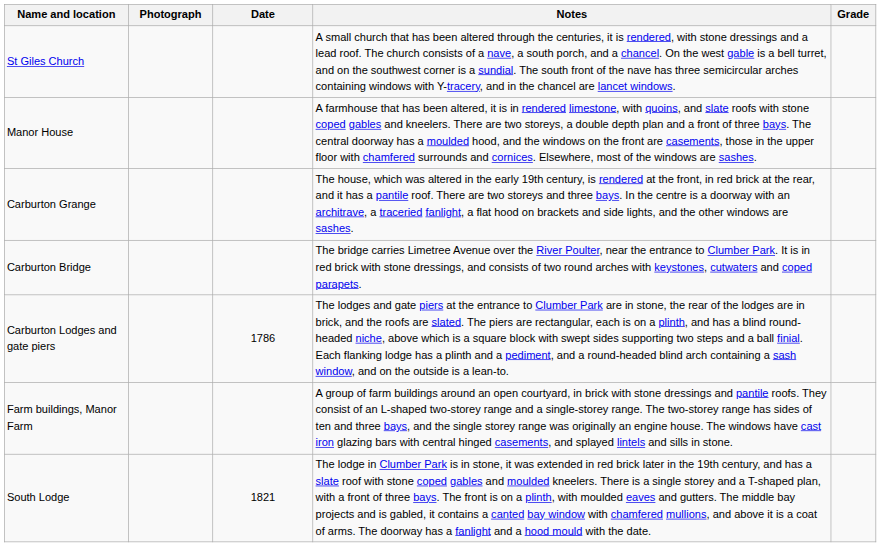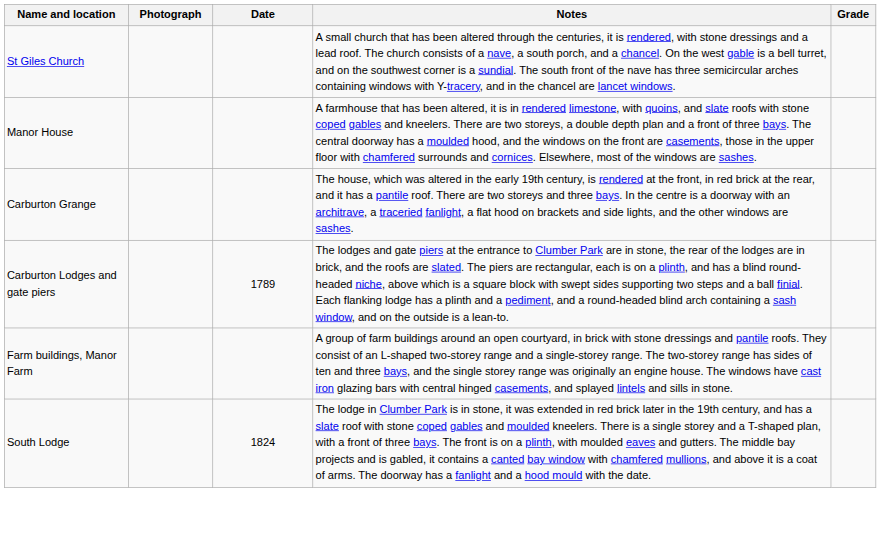- row: (49, 267)
(263, 338) 1786 -> (263, 284) 1789
(263, 498) 1821 -> (263, 443) 1824
